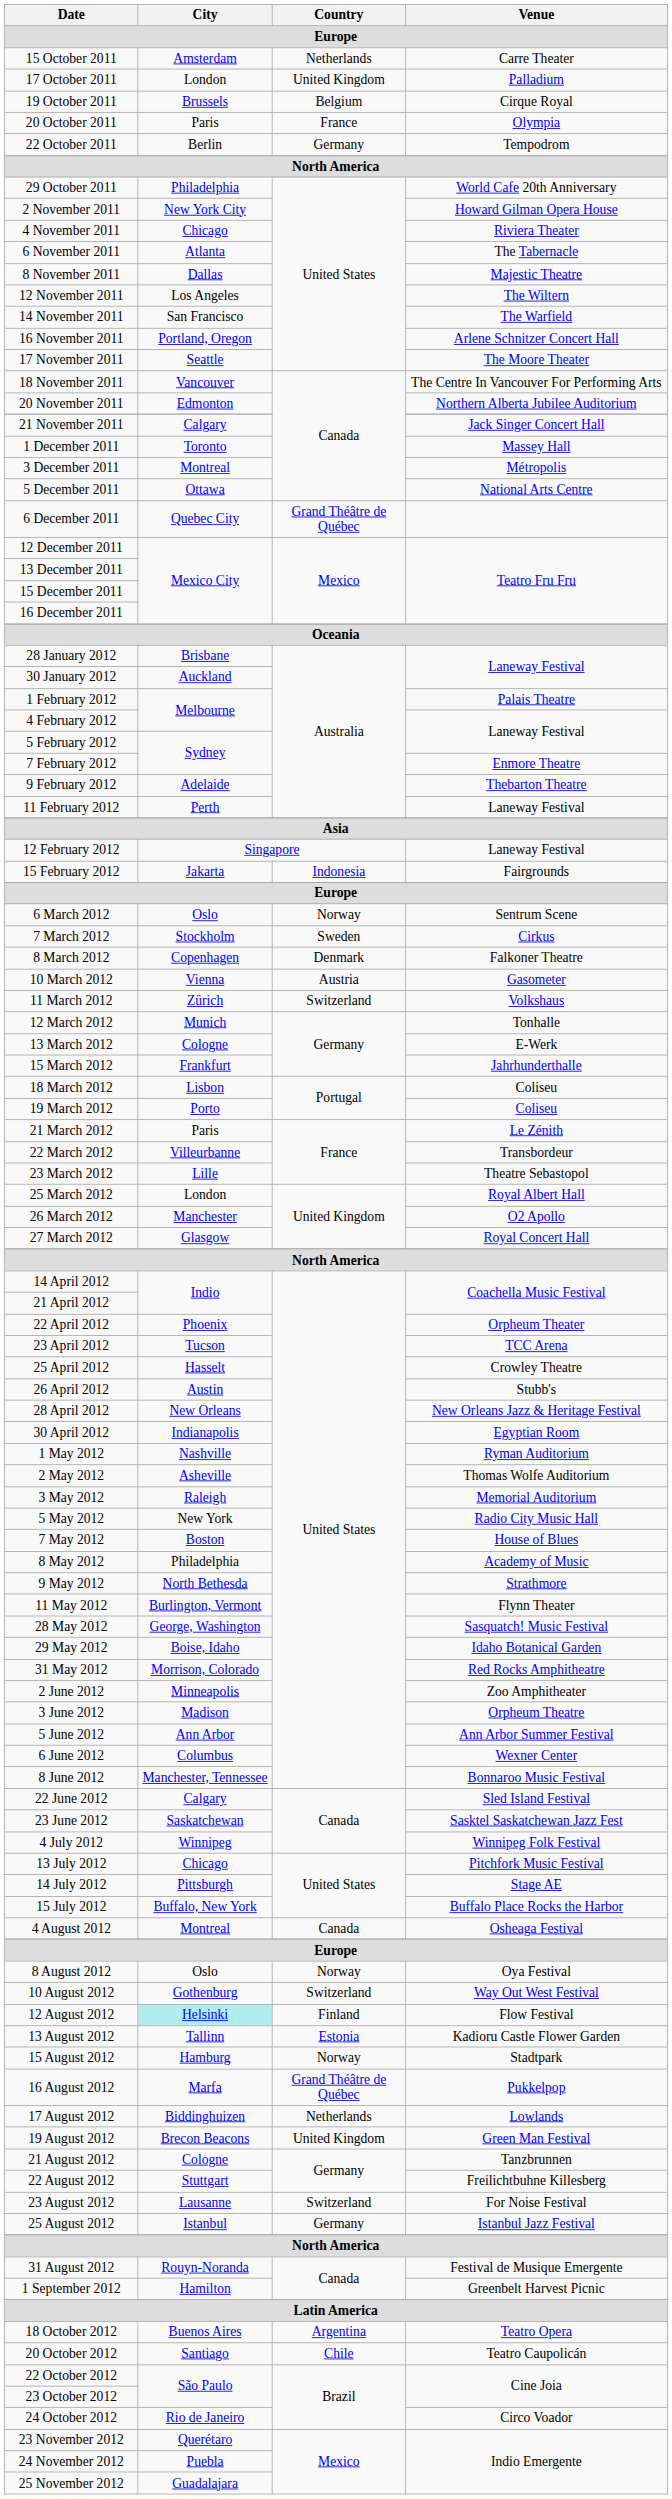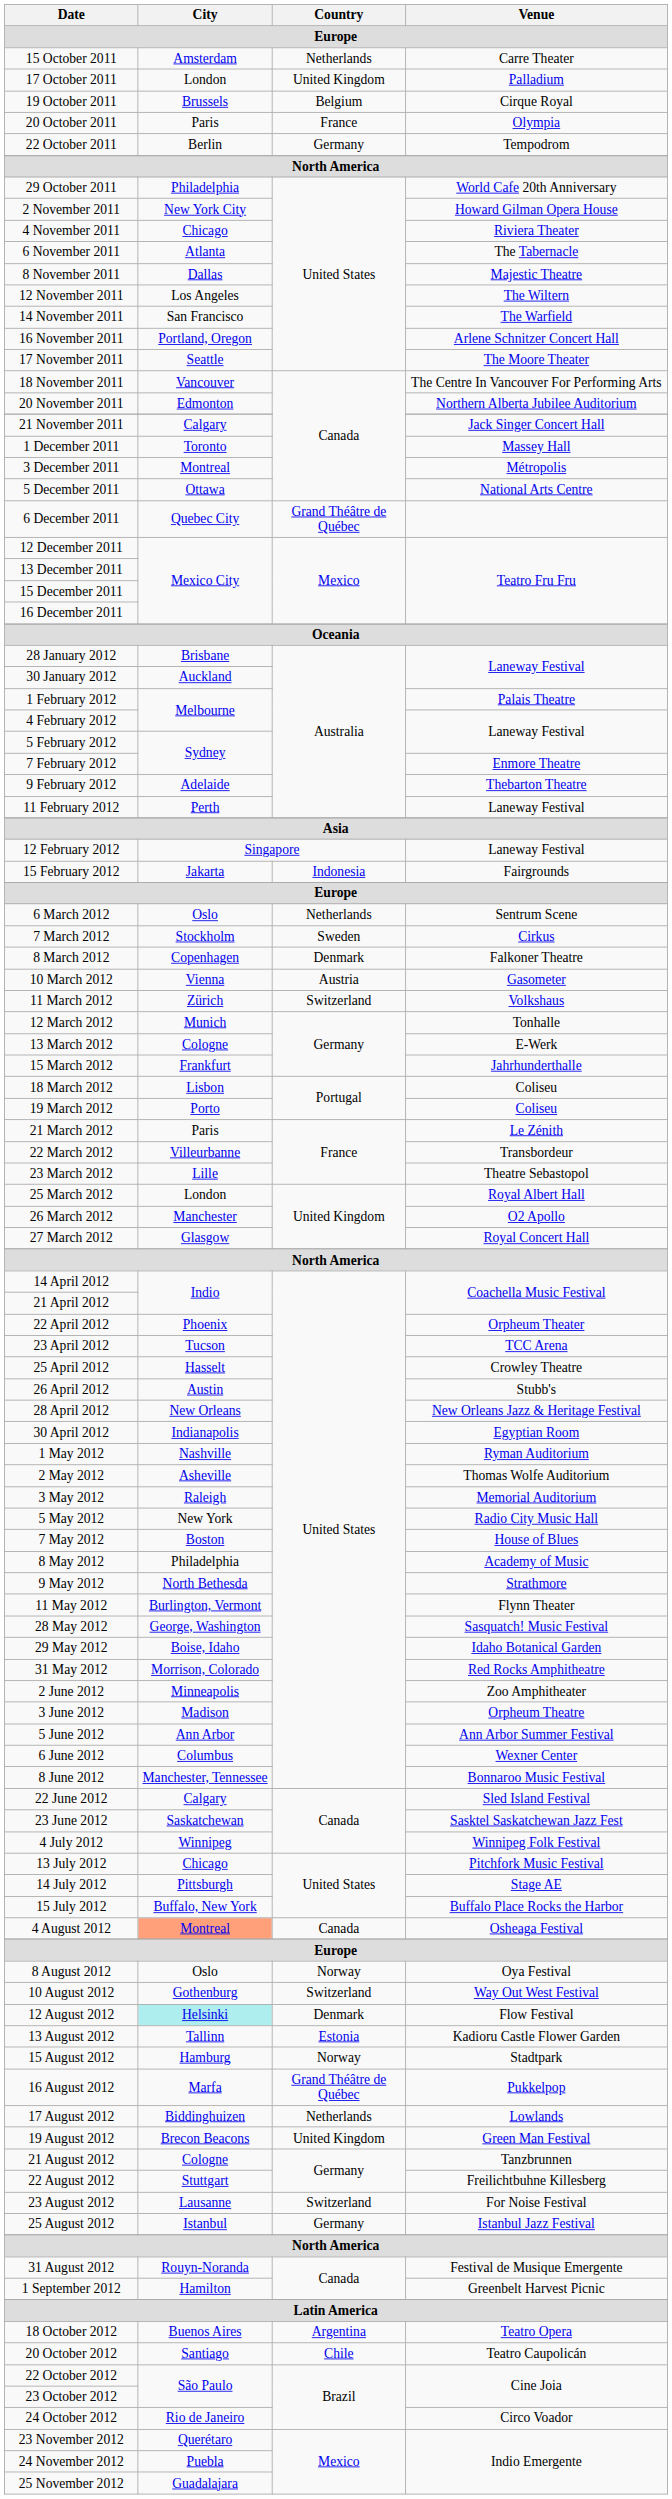(339, 914) Norway -> (339, 914) Netherlands
(205, 1928) no background -> (205, 1928) lightsalmon background
(339, 2014) Finland -> (339, 2014) Denmark
